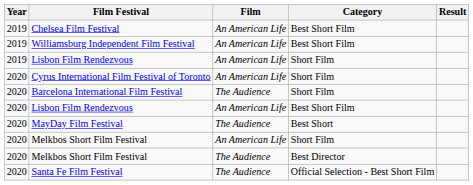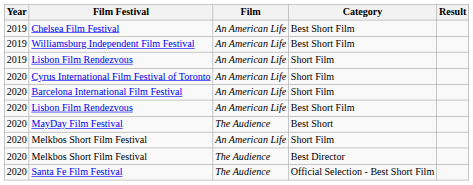(243, 92) The Audience -> (251, 92) An American Life
